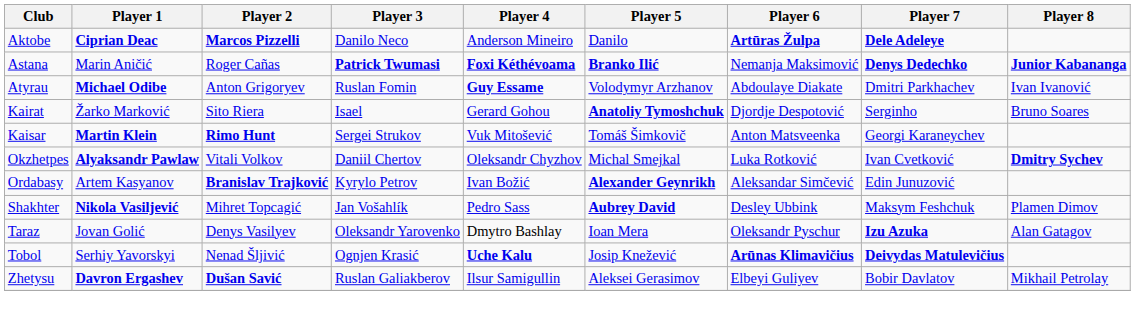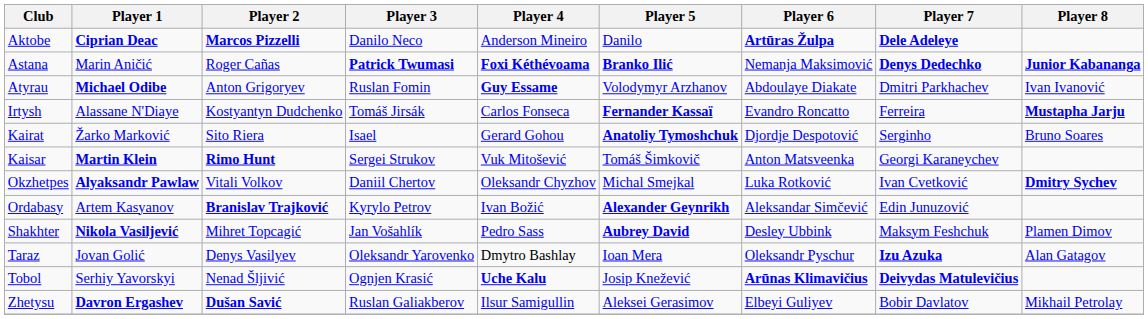+ row: (25, 111)
